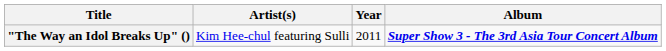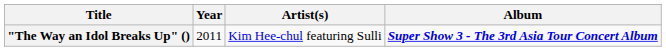columns swapped: (369, 14) <-> (273, 14)
